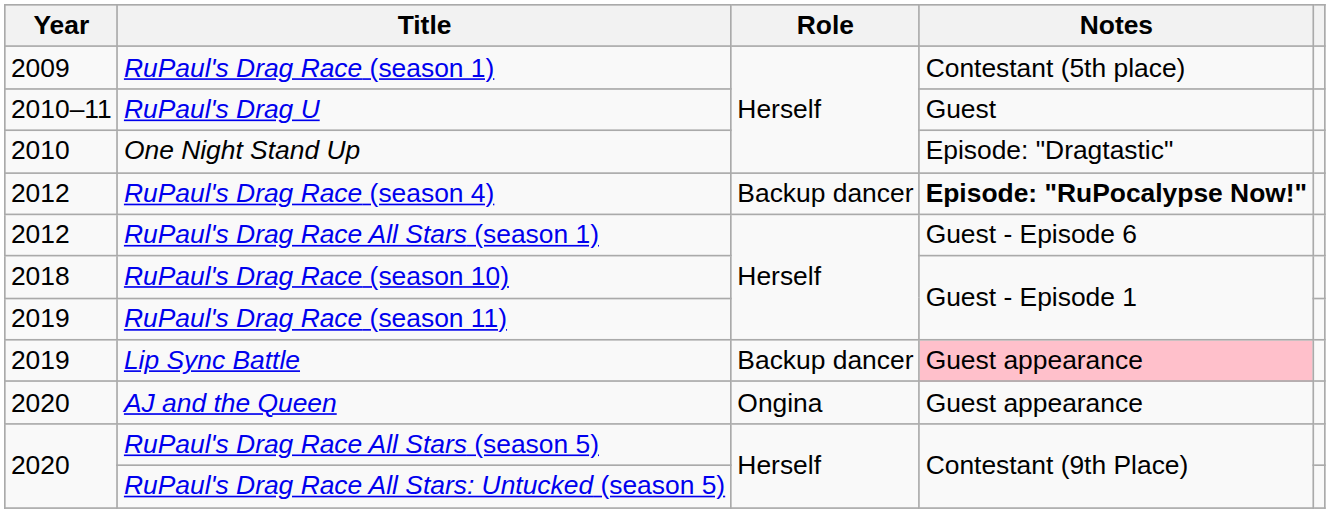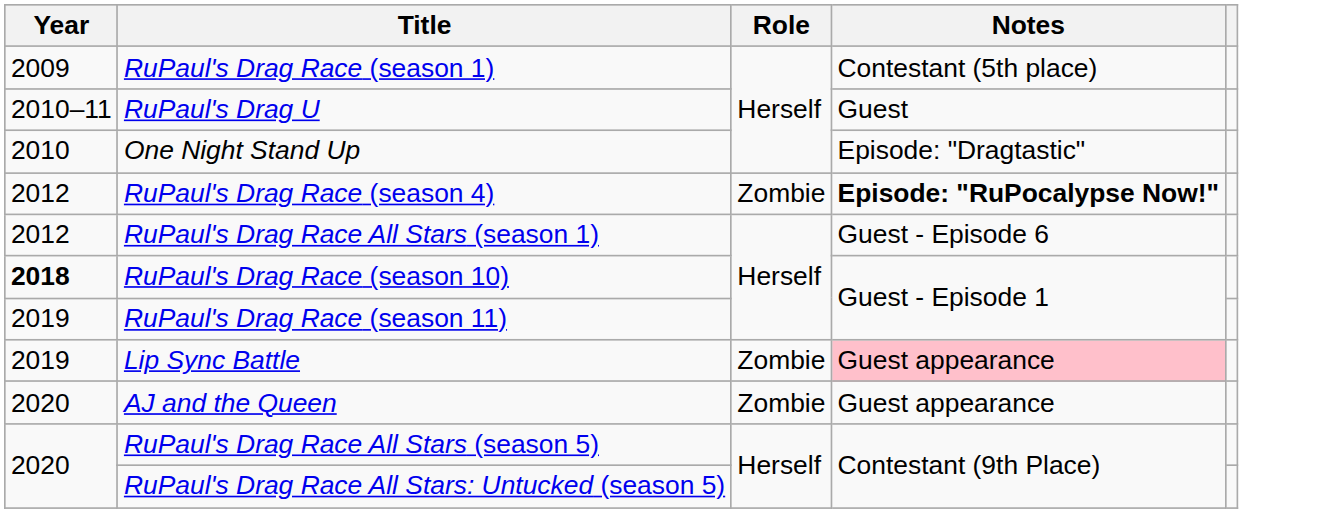(825, 192) Backup dancer -> (781, 192) Zombie
(40, 276) normal -> (40, 276) bold
(825, 360) Backup dancer -> (781, 360) Zombie
(780, 402) Ongina -> (781, 402) Zombie
